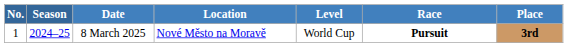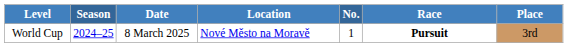columns swapped: (16, 14) <-> (329, 14)
(530, 33) bold -> (530, 33) normal
